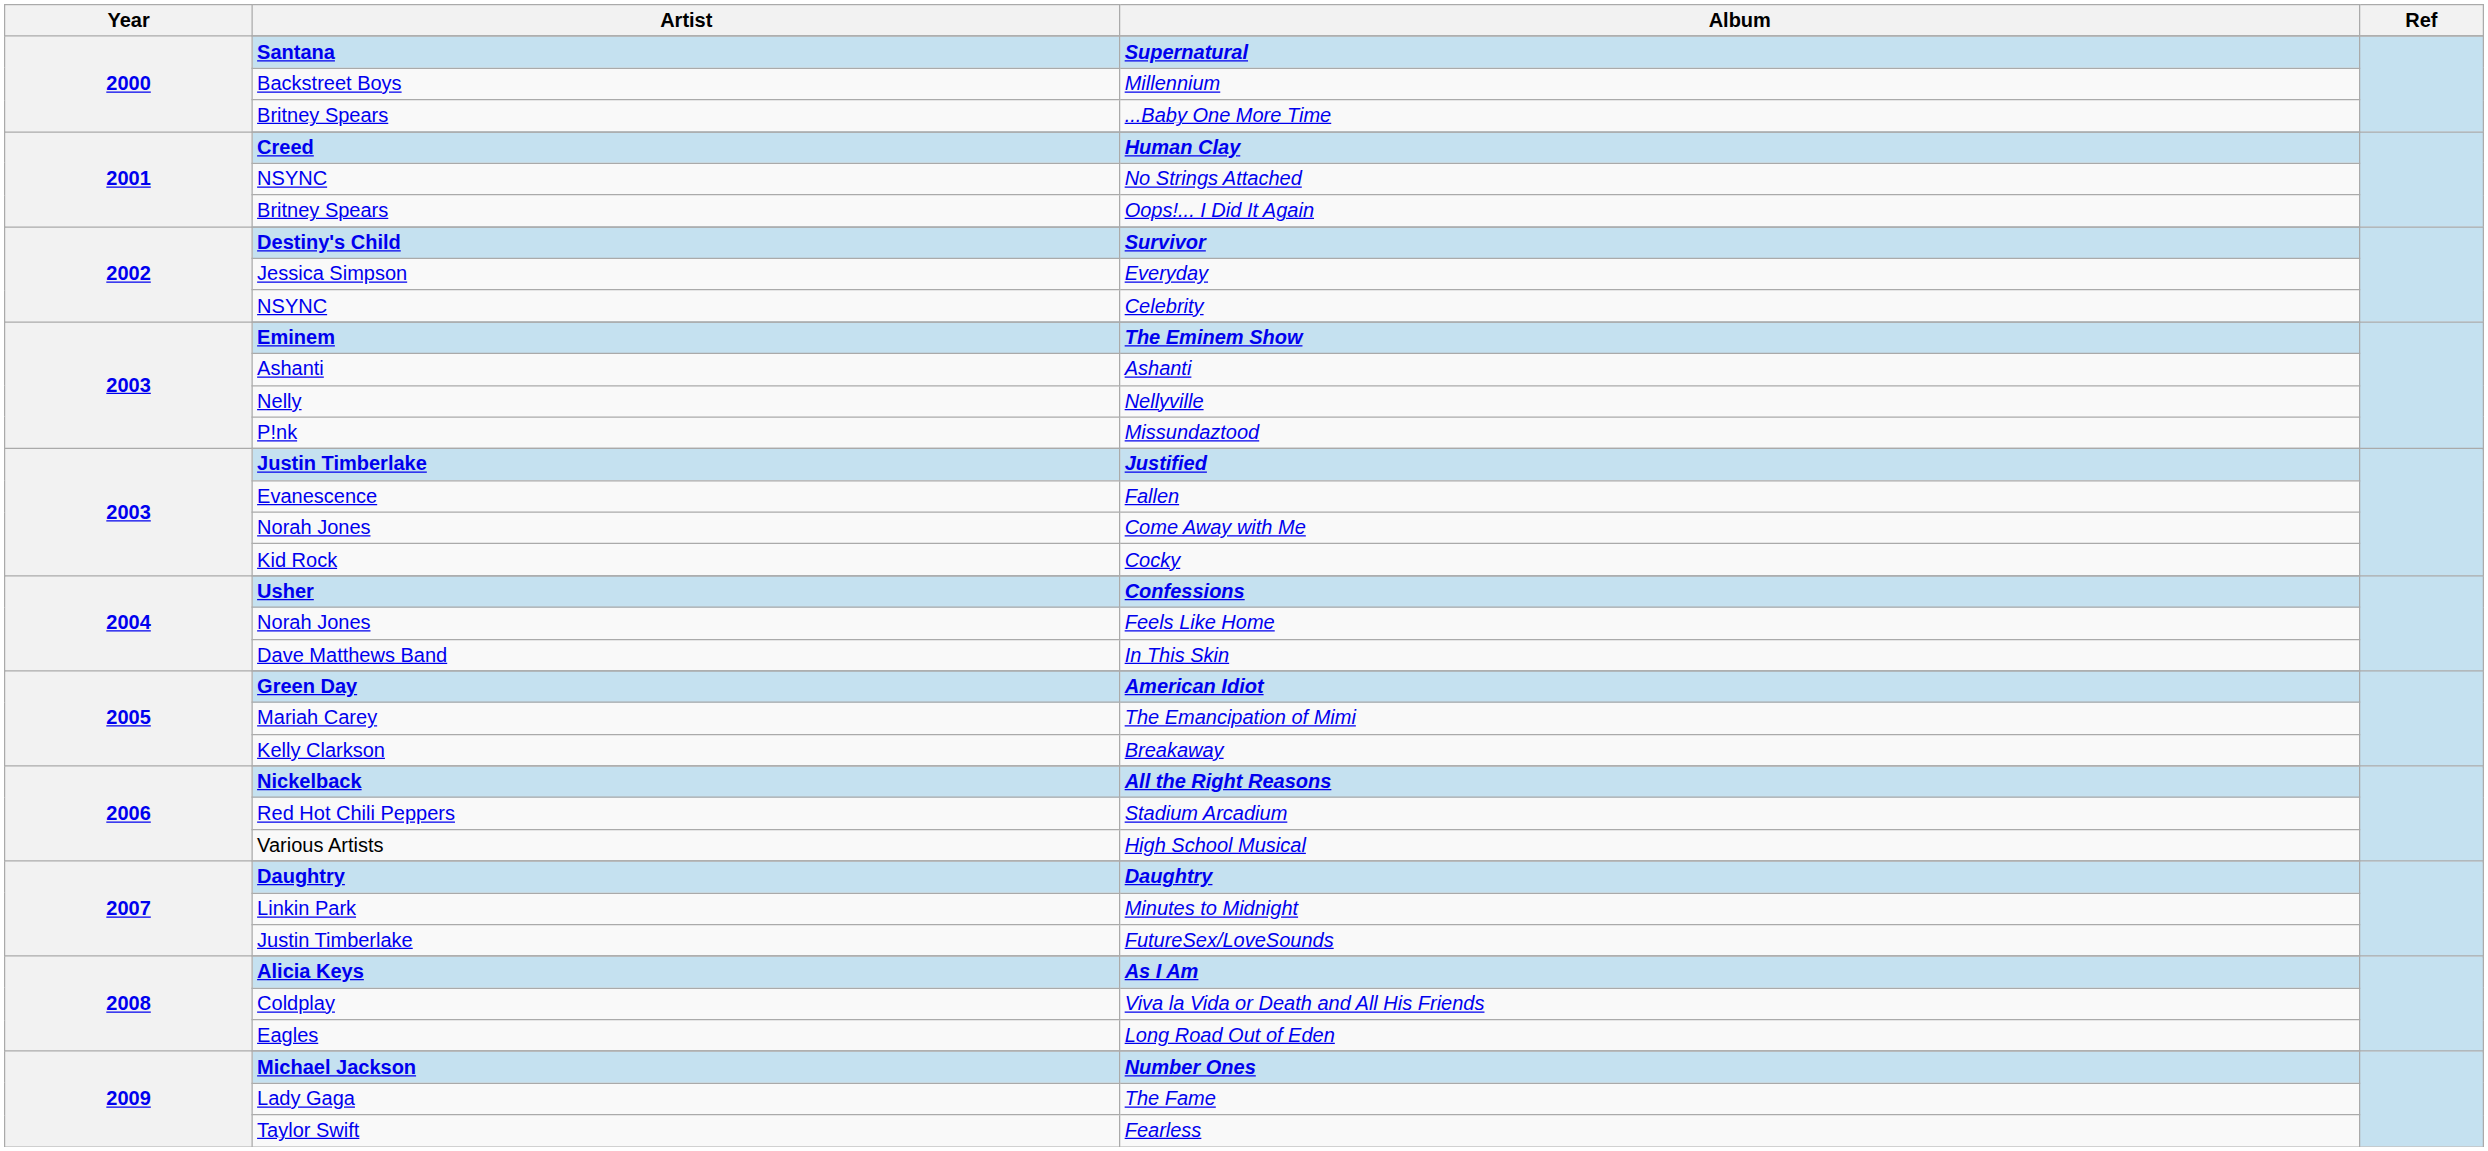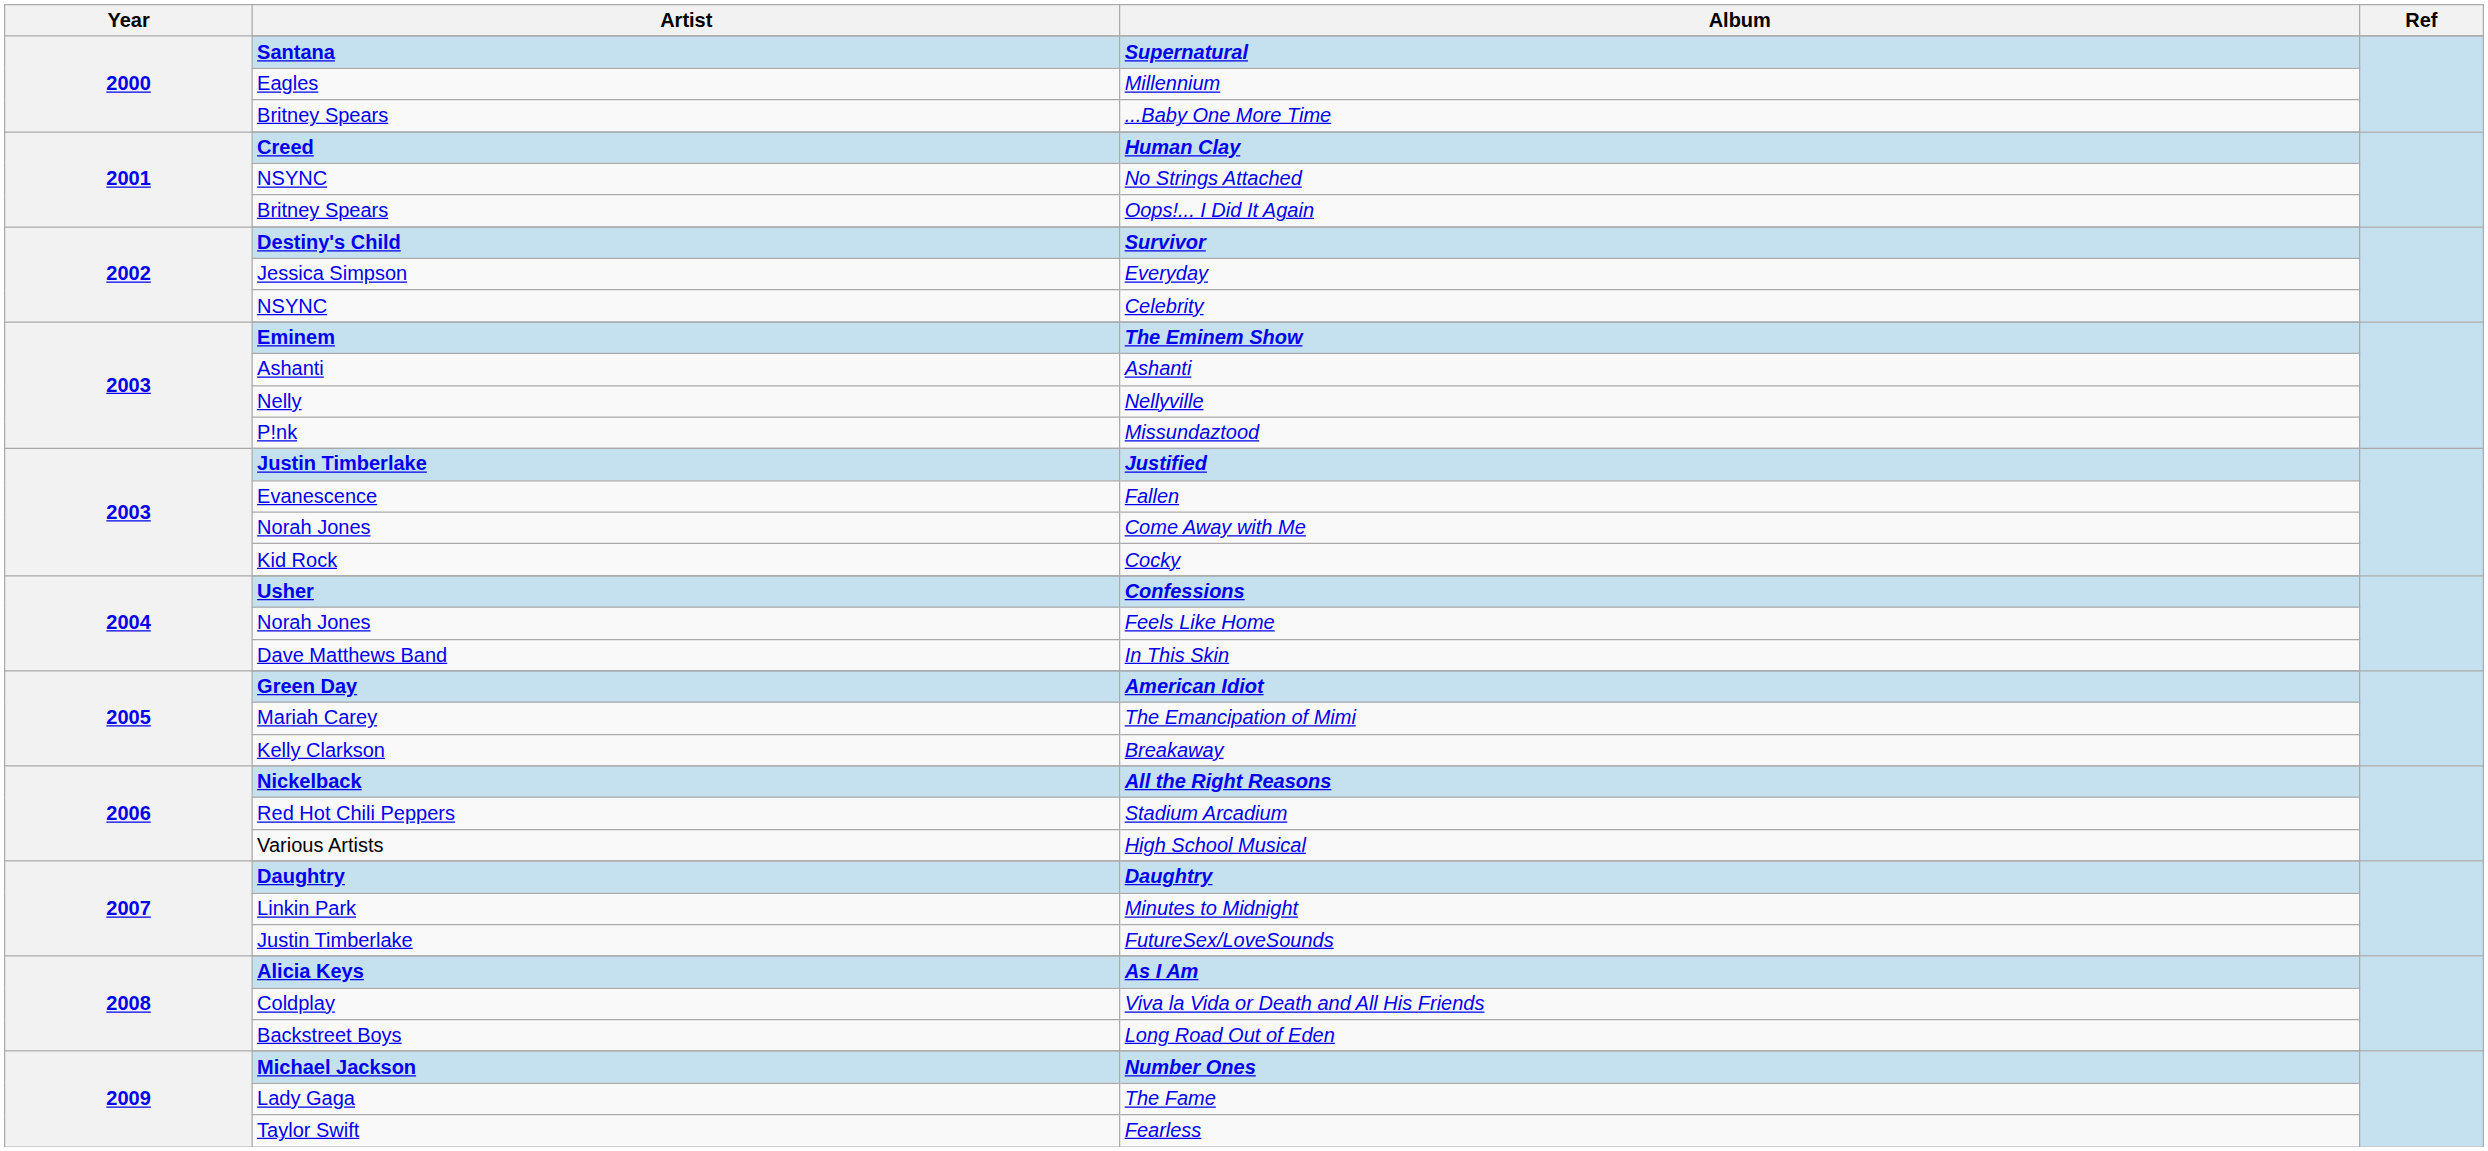(329, 83) Backstreet Boys -> (288, 83) Eagles
(288, 1035) Eagles -> (329, 1035) Backstreet Boys
